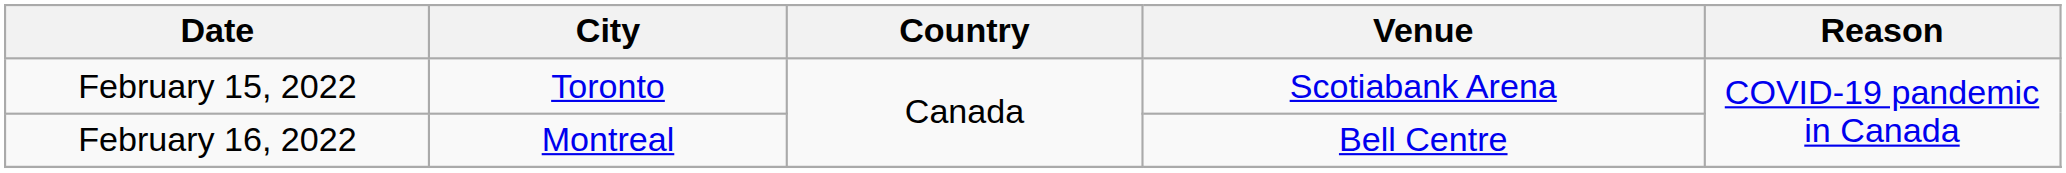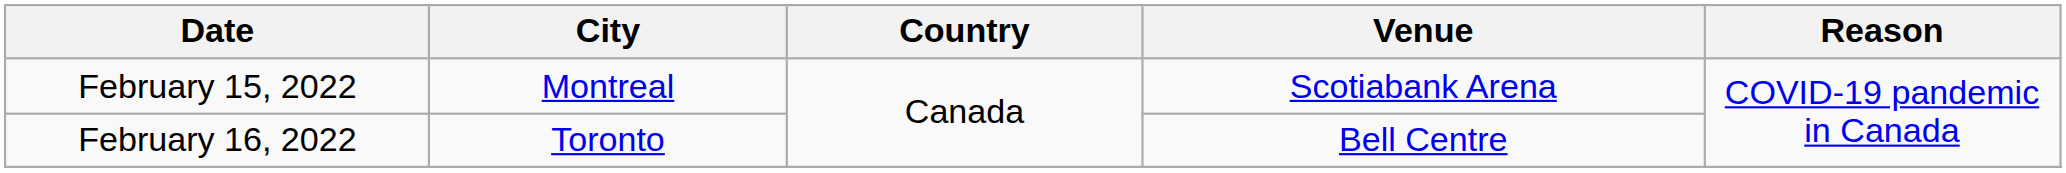(608, 85) Toronto -> (608, 85) Montreal
(608, 139) Montreal -> (608, 139) Toronto
